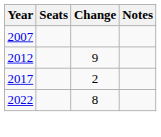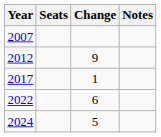(95, 79) 2 -> (95, 79) 1
(95, 100) 8 -> (95, 100) 6
+ row: (20, 121)
